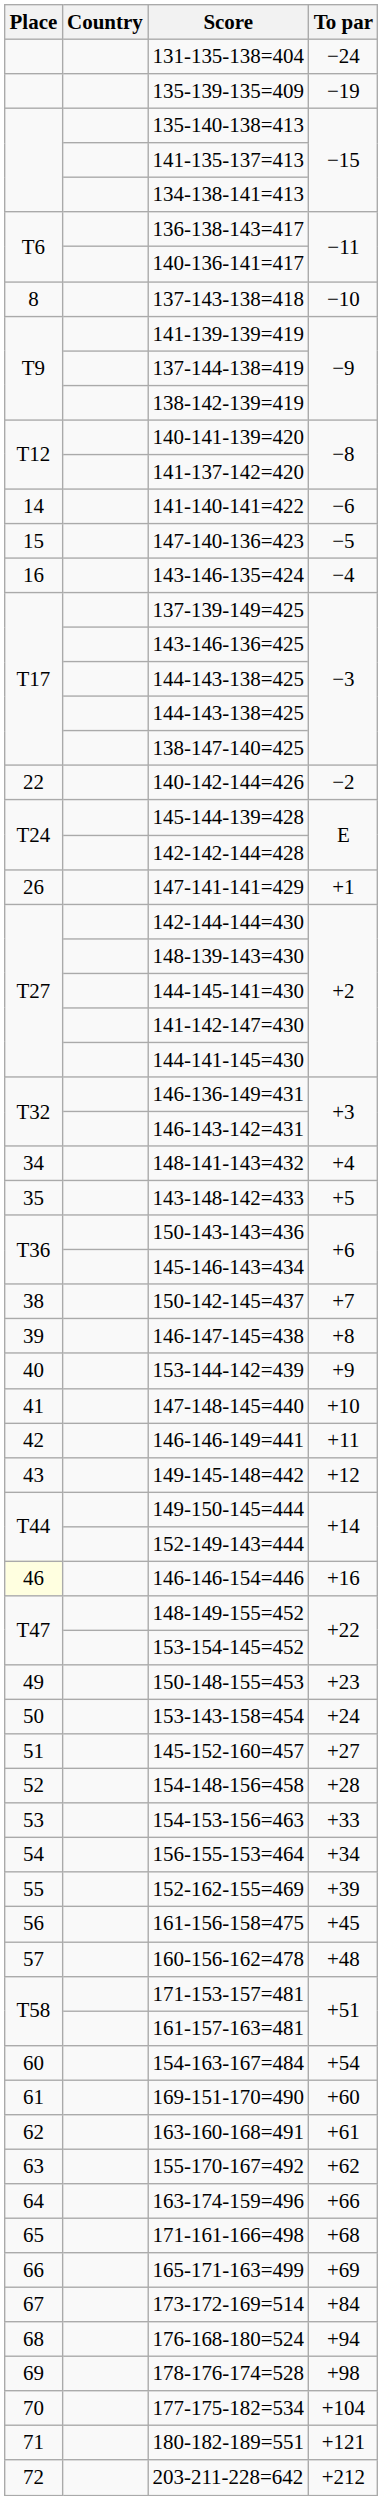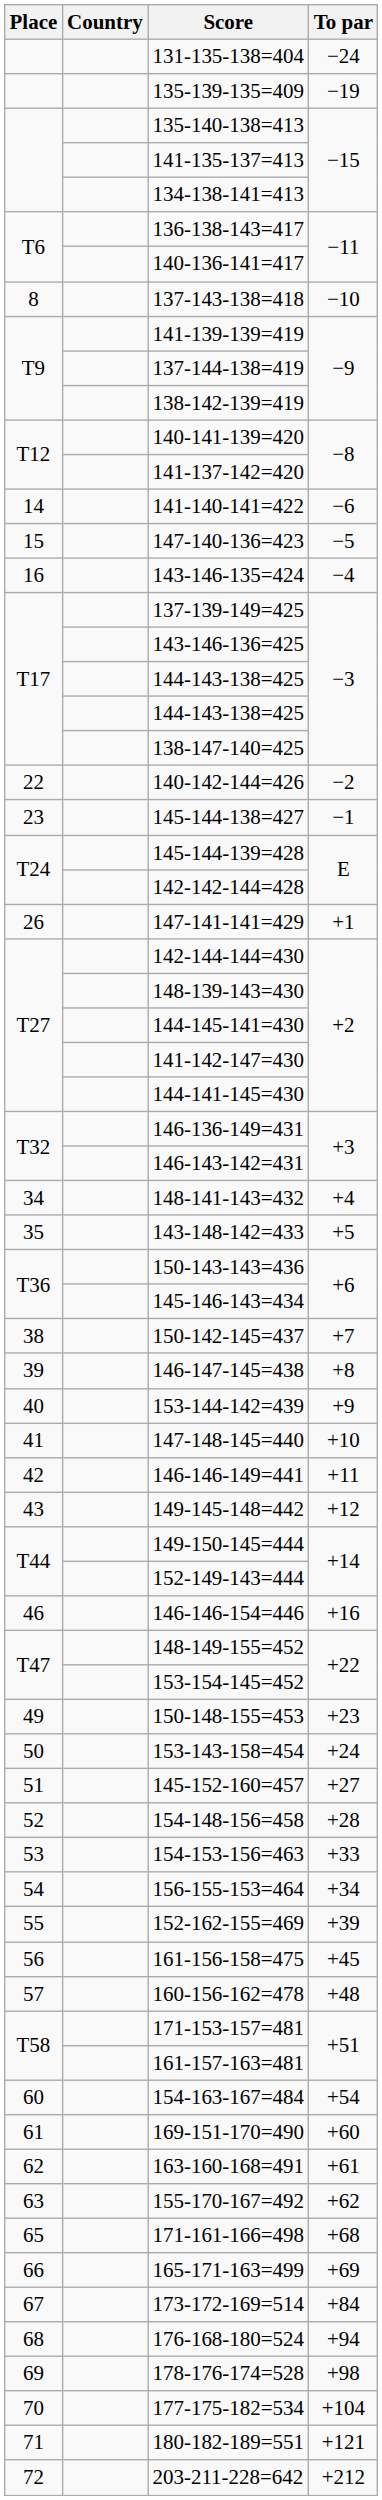+ row: (228, 817)
(33, 1578) lightyellow background -> (33, 1612) no background
- row: (228, 2200)
